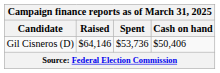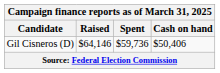(132, 44) $53,736 -> (132, 44) $59,736
